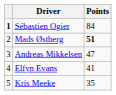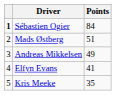(90, 40) bold -> (90, 40) normal
(90, 54) 47 -> (90, 54) 49
